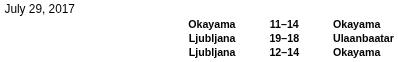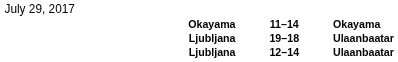(357, 52) Okayama -> (363, 52) Ulaanbaatar
